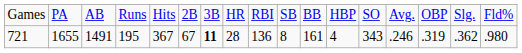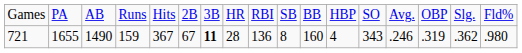(99, 36) 1491 -> (99, 36) 1490
(129, 36) 195 -> (129, 36) 159
(313, 36) 161 -> (313, 36) 160
